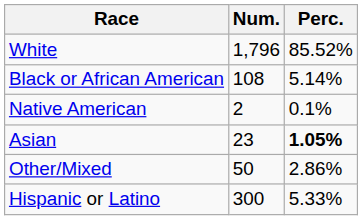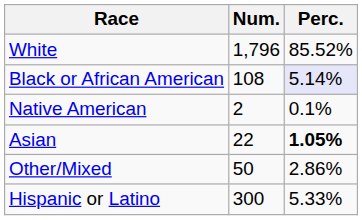(315, 79) no background -> (315, 79) lavender background
(243, 139) 23 -> (243, 139) 22
